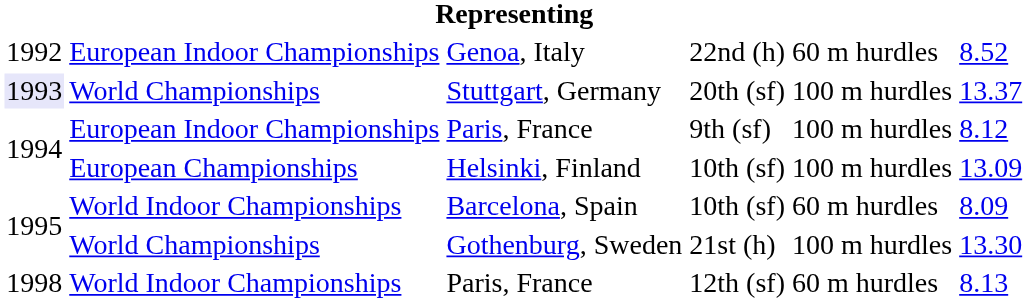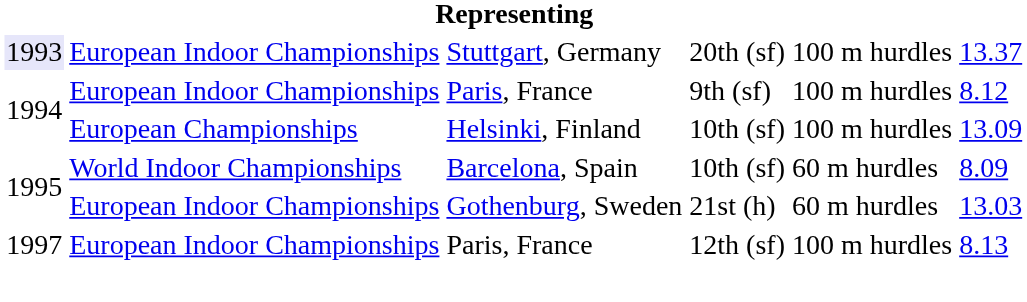- row: (516, 52)
(195, 90) World Championships -> (254, 52) European Indoor Championships
(195, 244) World Championships -> (254, 206) European Indoor Championships
(872, 244) 100 m hurdles -> (865, 206) 60 m hurdles
(991, 244) 13.30 -> (991, 206) 13.03
(34, 283) 1998 -> (34, 244) 1997
(235, 283) World Indoor Championships -> (254, 244) European Indoor Championships
(865, 283) 60 m hurdles -> (872, 244) 100 m hurdles
